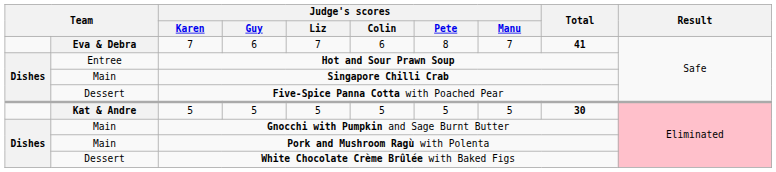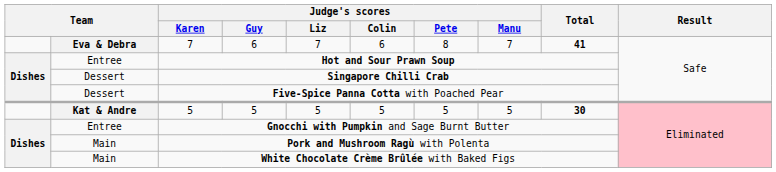(105, 77) Main -> (105, 77) Dessert
(105, 127) Main -> (105, 127) Entree
(105, 159) Dessert -> (105, 159) Main
